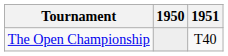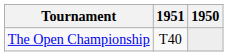columns swapped: (170, 16) <-> (205, 16)
